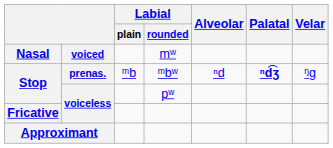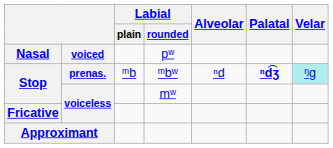(168, 53) mʷ -> (168, 53) pʷ
(310, 73) no background -> (310, 73) paleturquoise background
(168, 93) pʷ -> (168, 93) mʷ
